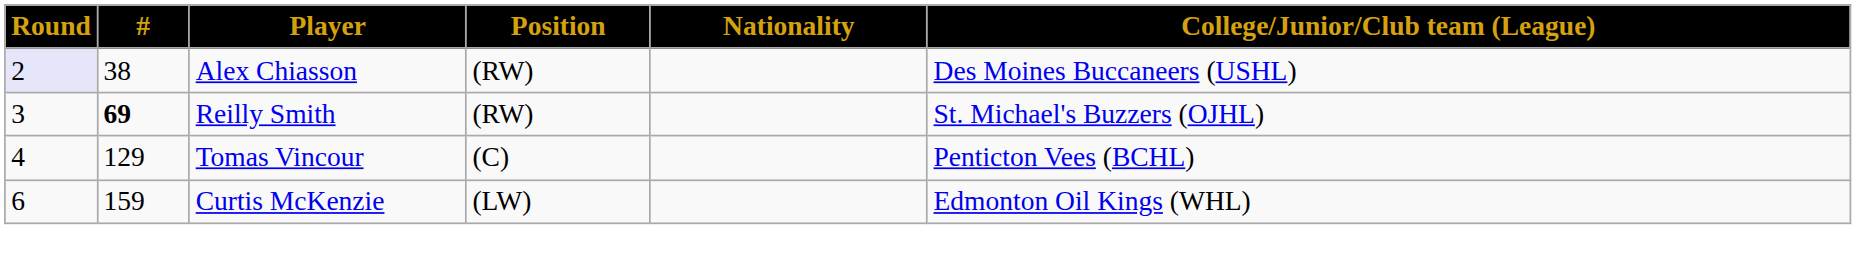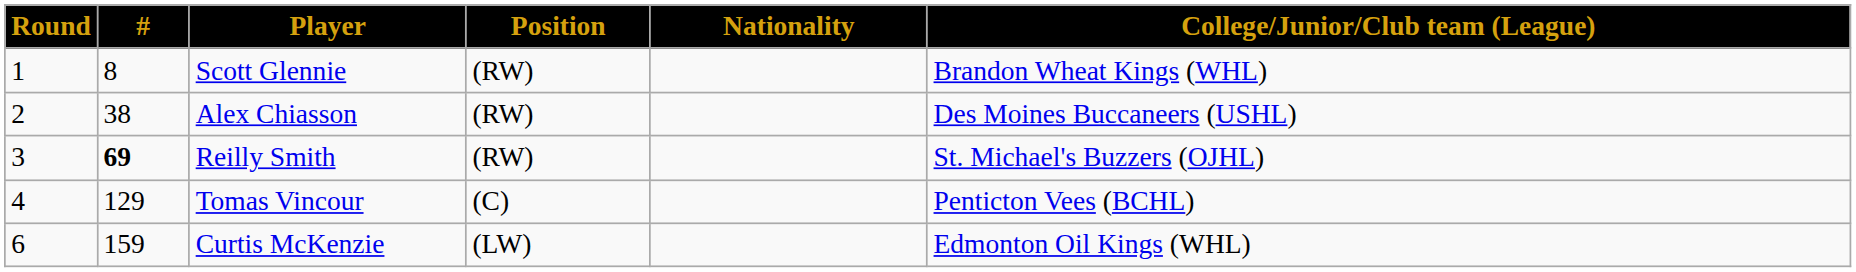+ row: (271, 69)
(18, 69) lavender background -> (18, 113) no background
